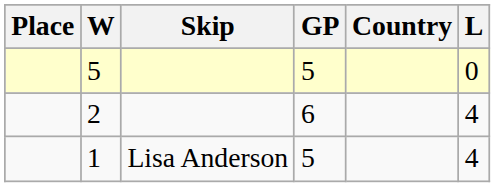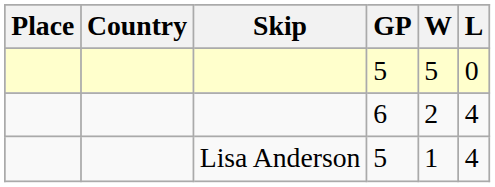columns swapped: (402, 26) <-> (101, 26)
